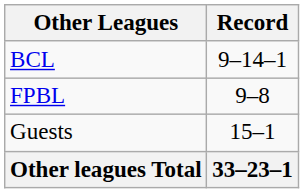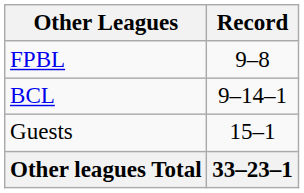rows swapped: (32, 59) <-> (38, 95)
